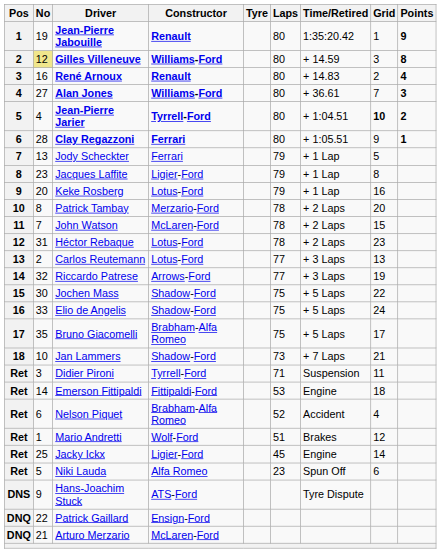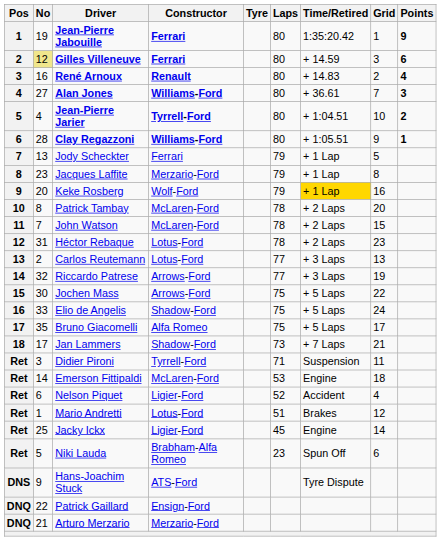(171, 36) Renault -> (168, 36) Ferrari
(187, 59) Williams-Ford -> (168, 59) Ferrari
(403, 59) 8 -> (403, 59) 6
(379, 117) bold -> (379, 117) normal
(168, 140) Ferrari -> (187, 140) Williams-Ford
(177, 174) Ligier-Ford -> (185, 174) Merzario-Ford
(177, 191) Lotus-Ford -> (175, 191) Wolf-Ford
(321, 191) no background -> (321, 191) gold background
(185, 208) Merzario-Ford -> (185, 208) McLaren-Ford
(184, 293) Shadow-Ford -> (181, 293) Arrows-Ford
(184, 334) Brabham-Alfa Romeo -> (179, 328) Alfa Romeo
(42, 357) 10 -> (42, 345) 17
(184, 391) Fittipaldi-Ford -> (185, 379) McLaren-Ford
(184, 414) Brabham-Alfa Romeo -> (177, 396) Ligier-Ford
(175, 437) Wolf-Ford -> (177, 413) Lotus-Ford
(179, 471) Alfa Romeo -> (184, 453) Brabham-Alfa Romeo
(185, 535) McLaren-Ford -> (185, 523) Merzario-Ford
